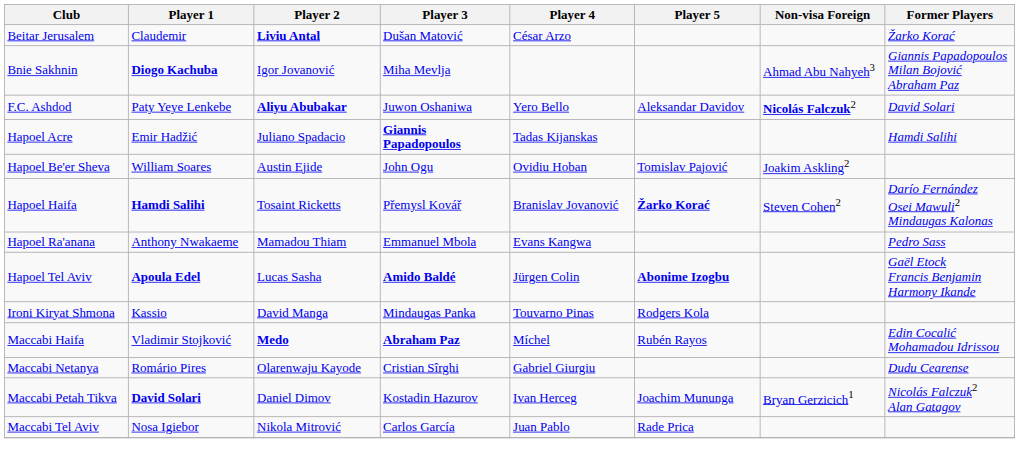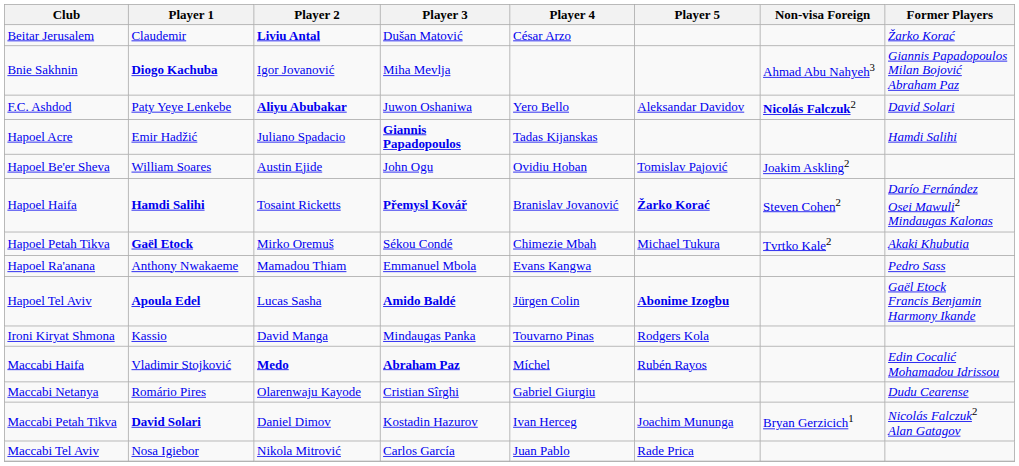(422, 205) normal -> (425, 205) bold
+ row: (59, 243)
